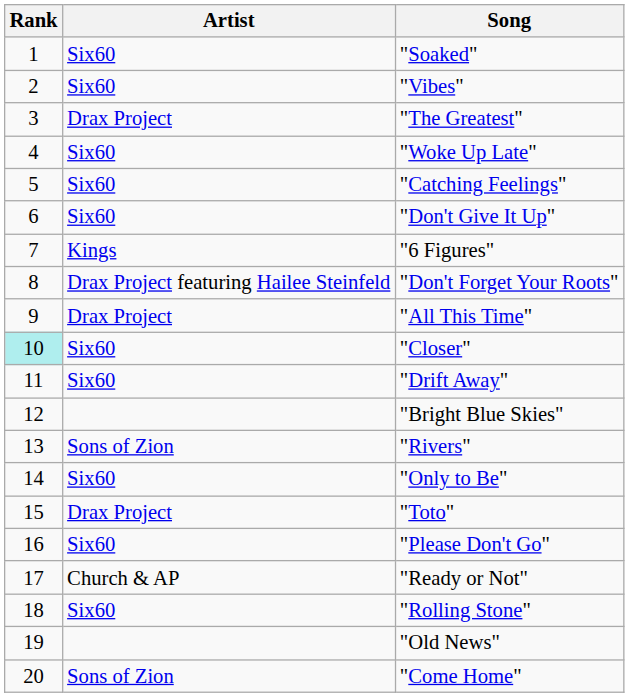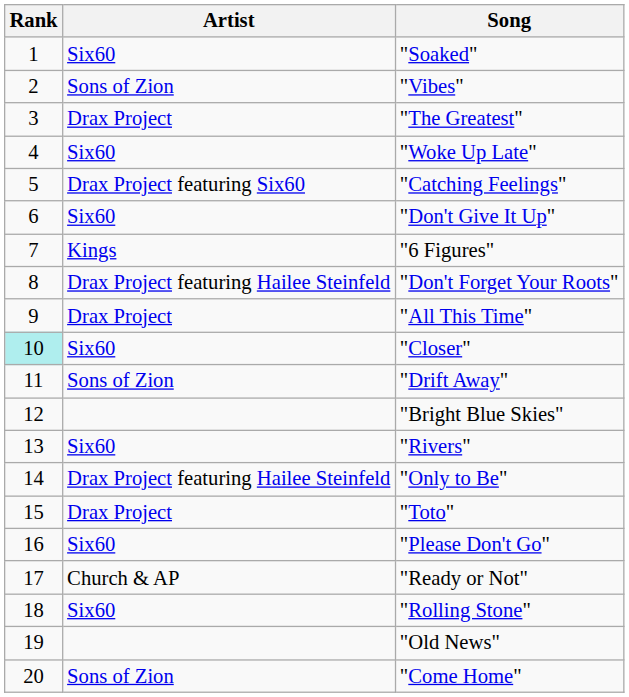(91, 86) Six60 -> (120, 86) Sons of Zion
(91, 184) Six60 -> (186, 184) Drax Project featuring Six60
(91, 380) Six60 -> (120, 380) Sons of Zion
(120, 446) Sons of Zion -> (91, 446) Six60
(91, 479) Six60 -> (229, 479) Drax Project featuring Hailee Steinfeld
